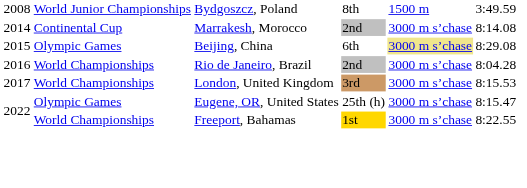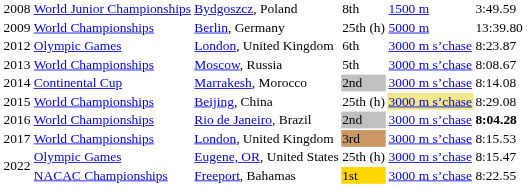+ row: (17, 27)
+ row: (17, 46)
+ row: (17, 64)
(78, 46) Olympic Games -> (94, 101) World Championships
(351, 46) 6th -> (364, 101) 25th (h)
(496, 64) normal -> (496, 120) bold
(94, 120) World Championships -> (101, 175) NACAC Championships
